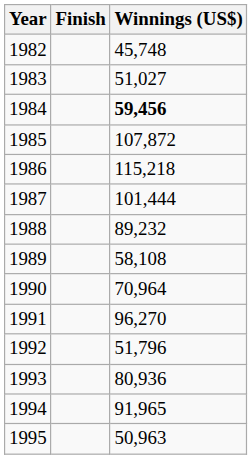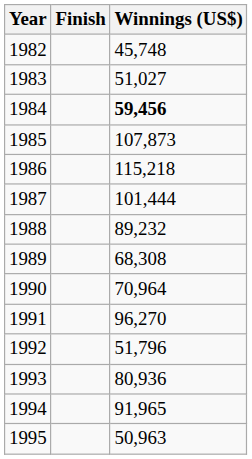(145, 139) 107,872 -> (145, 139) 107,873
(140, 259) 58,108 -> (140, 259) 68,308
